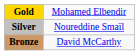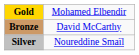rows swapped: (24, 27) <-> (24, 42)
